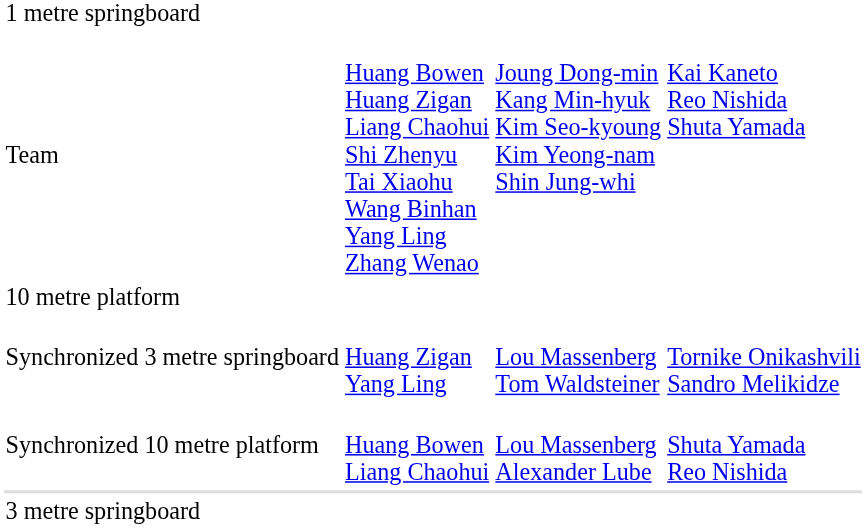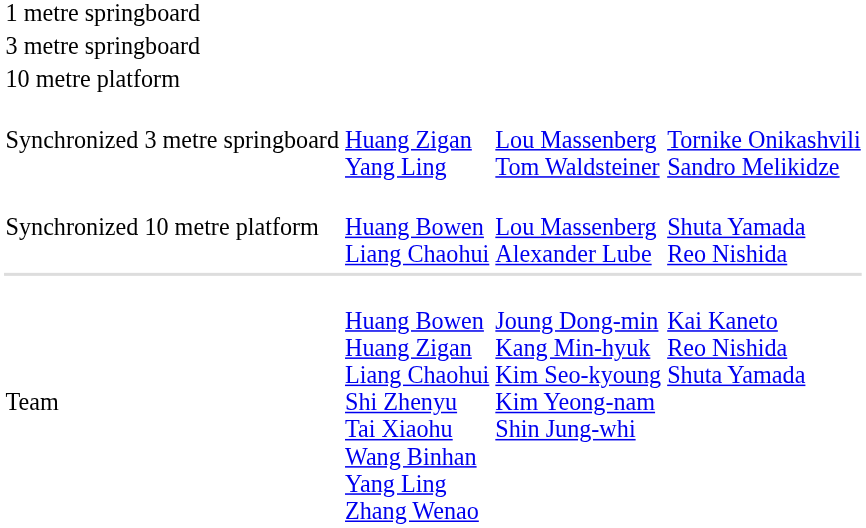rows swapped: (103, 511) <-> (32, 154)
